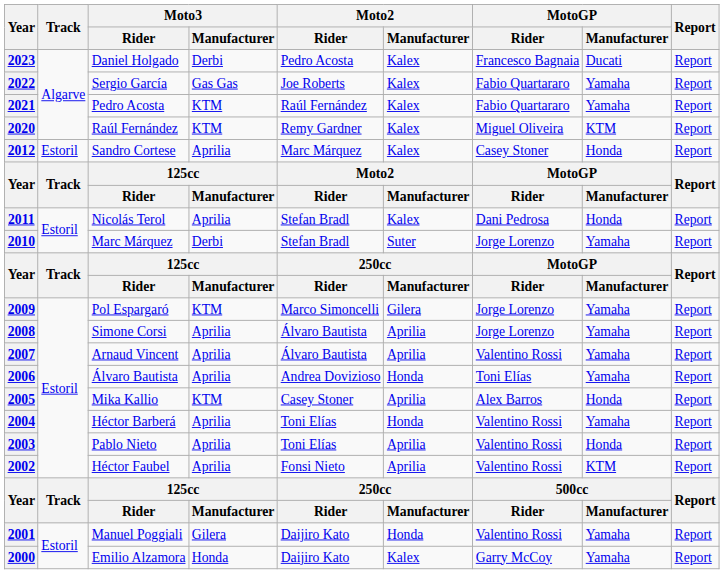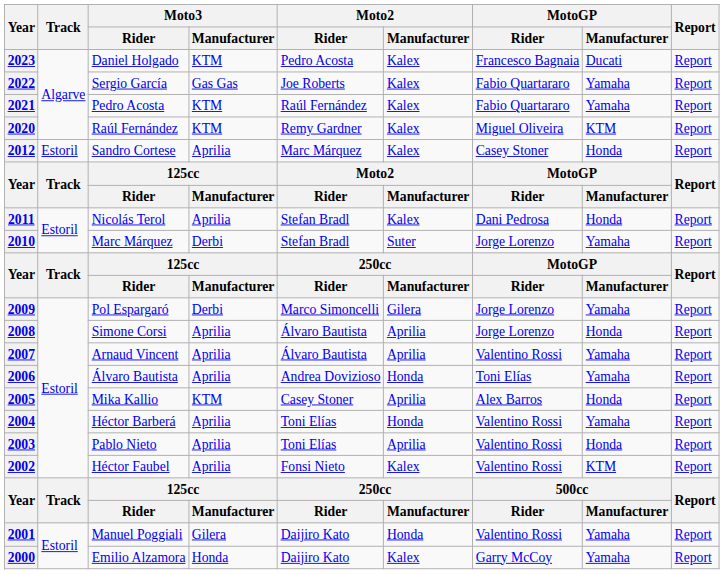(207, 61) Derbi -> (207, 61) KTM
(207, 309) KTM -> (207, 309) Derbi
(608, 331) Yamaha -> (604, 331) Honda
(406, 467) Aprilia -> (403, 467) Kalex
